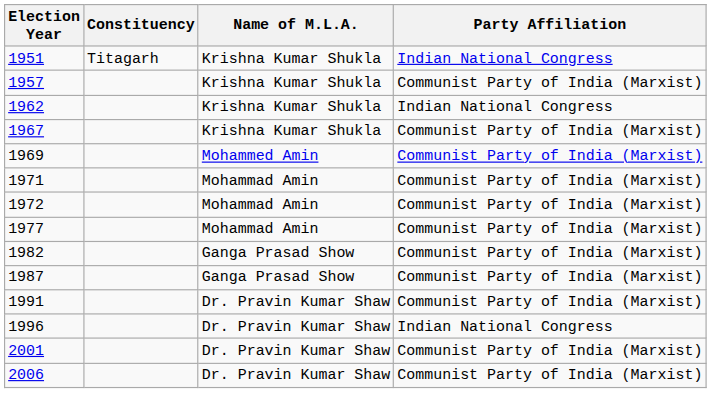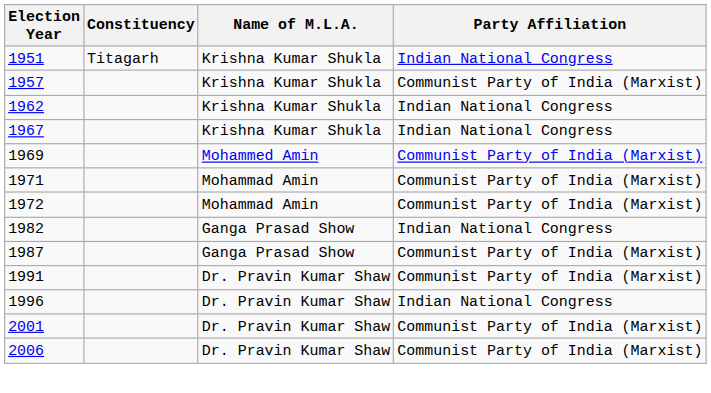(550, 131) Communist Party of India (Marxist) -> (505, 131) Indian National Congress
- row: (26, 229)
(550, 253) Communist Party of India (Marxist) -> (505, 229) Indian National Congress
